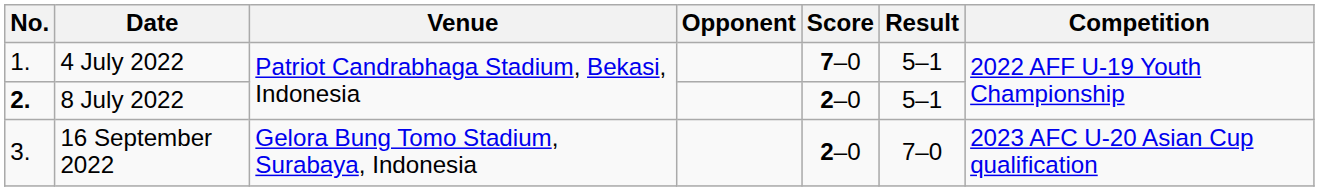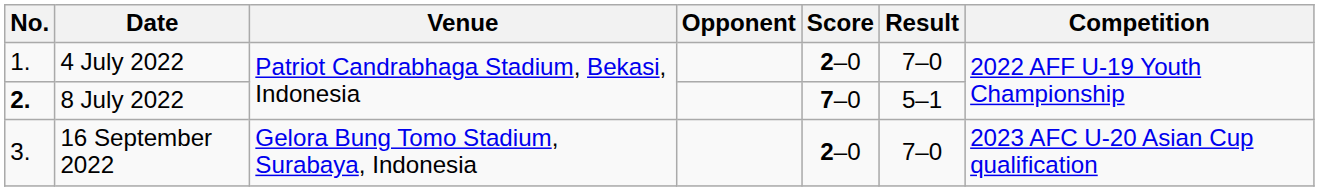(840, 61) 7–0 -> (840, 61) 2–0
(922, 61) 5–1 -> (922, 61) 7–0
(840, 100) 2–0 -> (840, 100) 7–0
